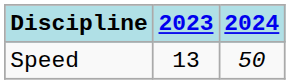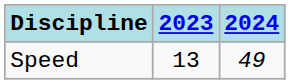(252, 61) 50 -> (252, 61) 49
